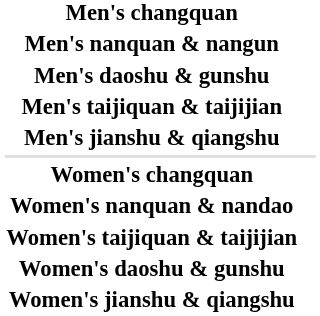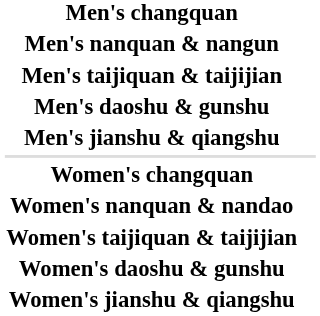rows swapped: (152, 106) <-> (152, 75)
